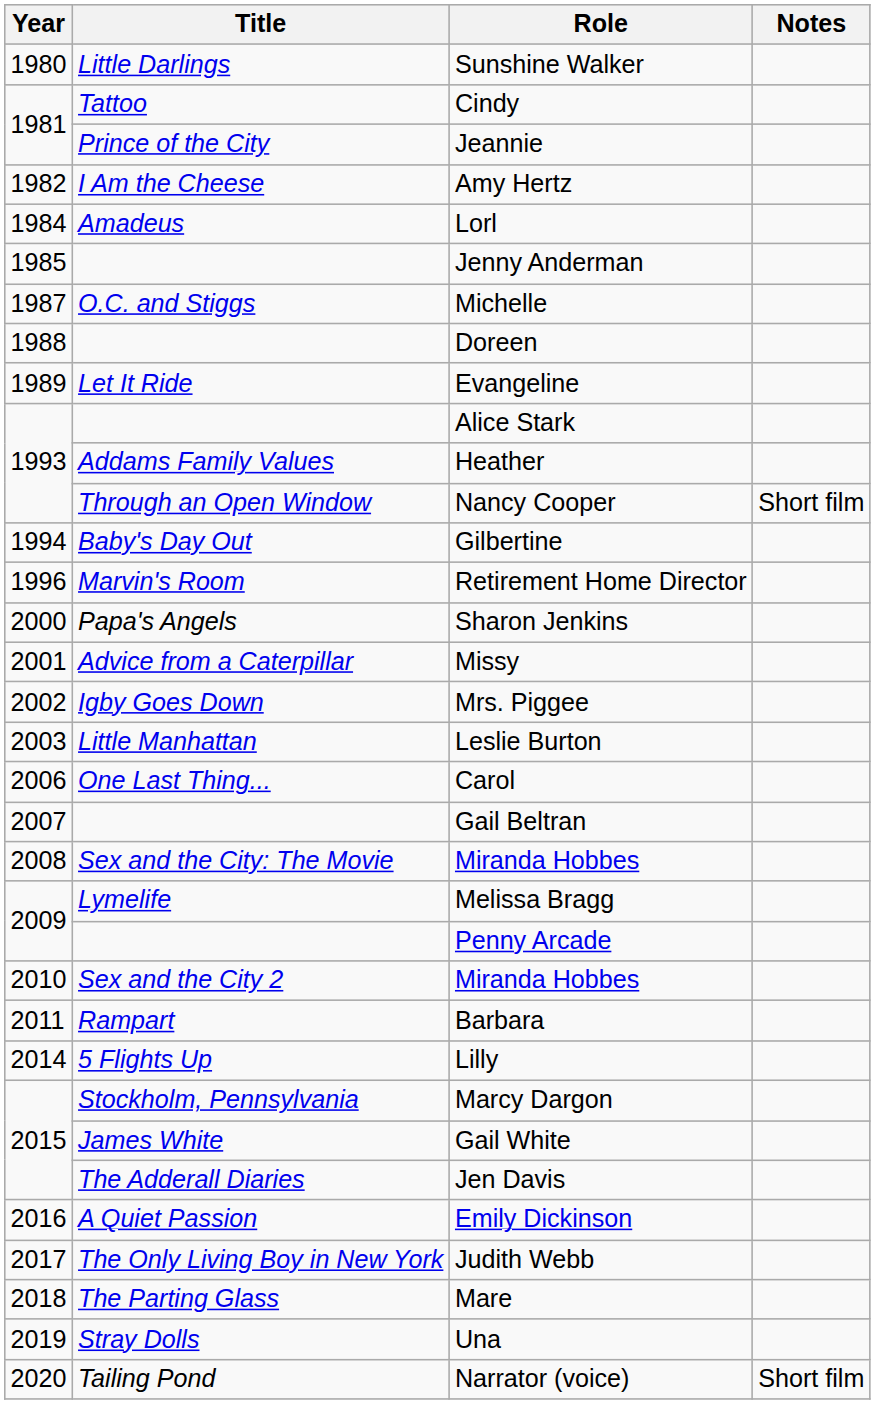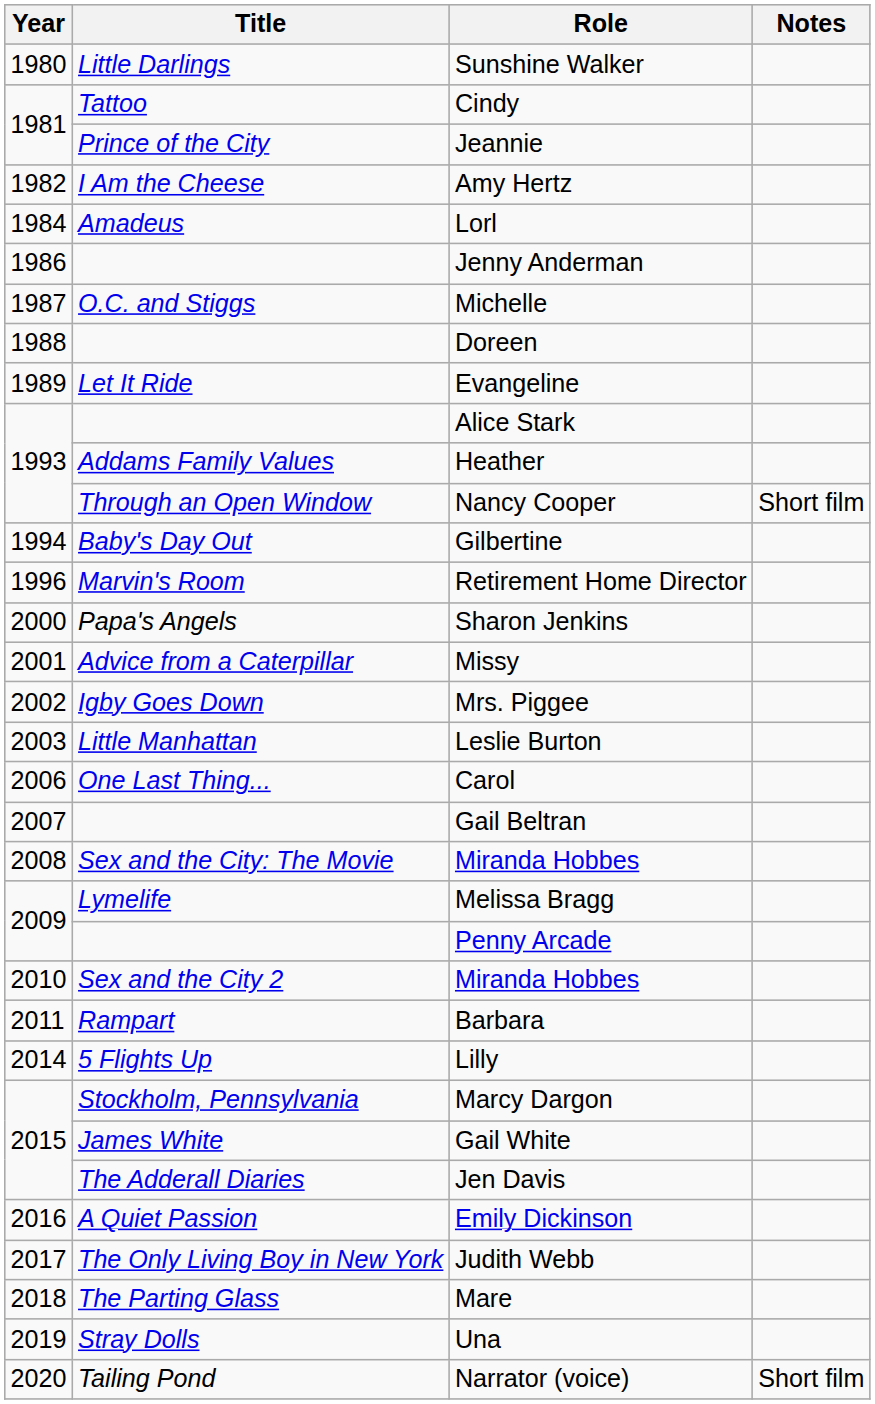(39, 263) 1985 -> (39, 263) 1986
